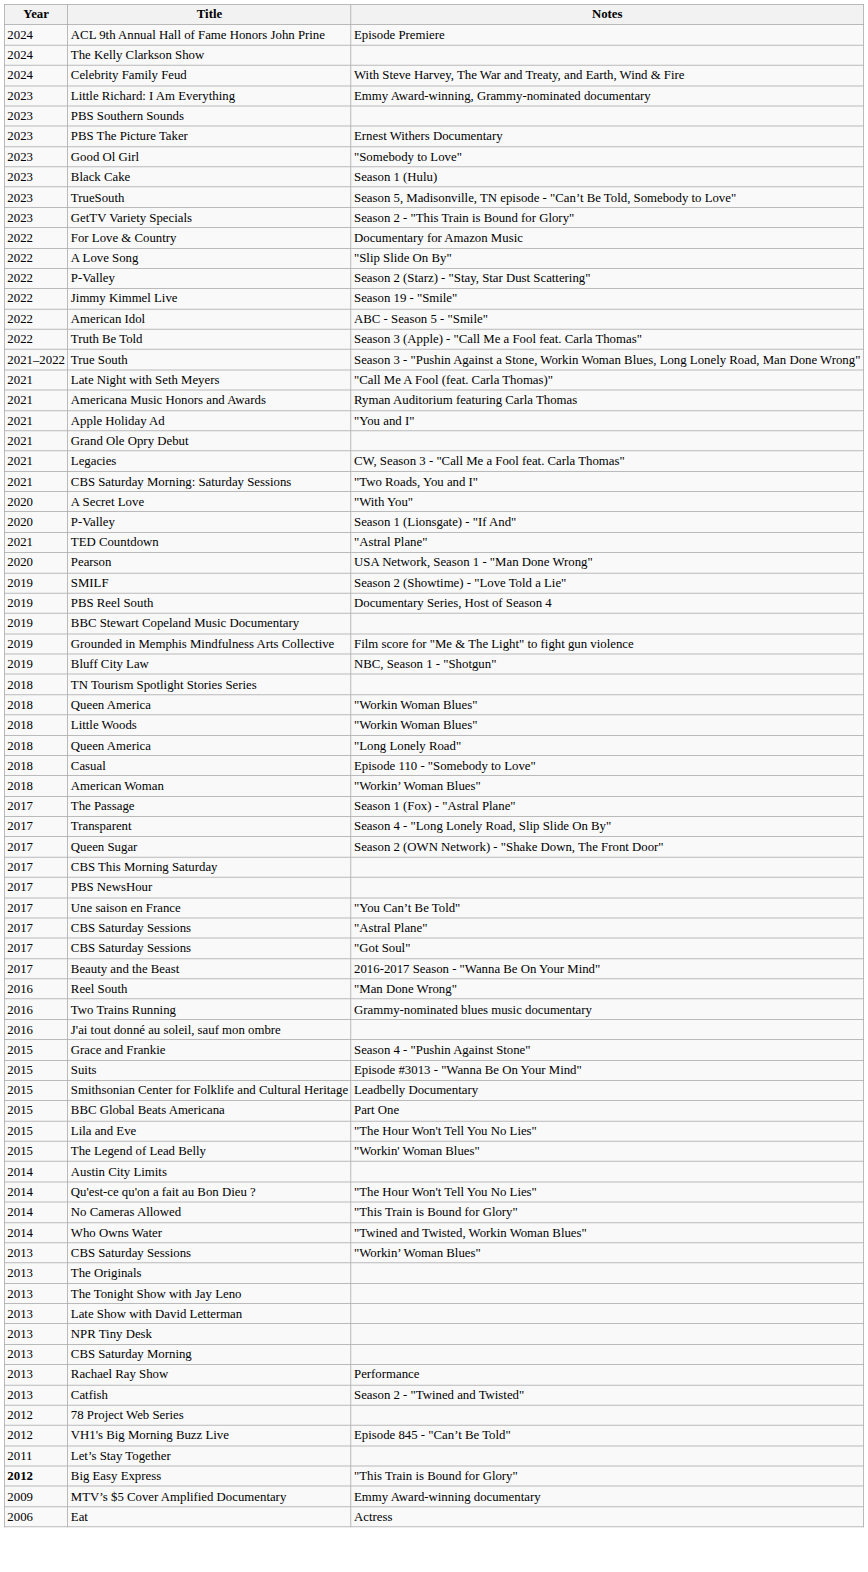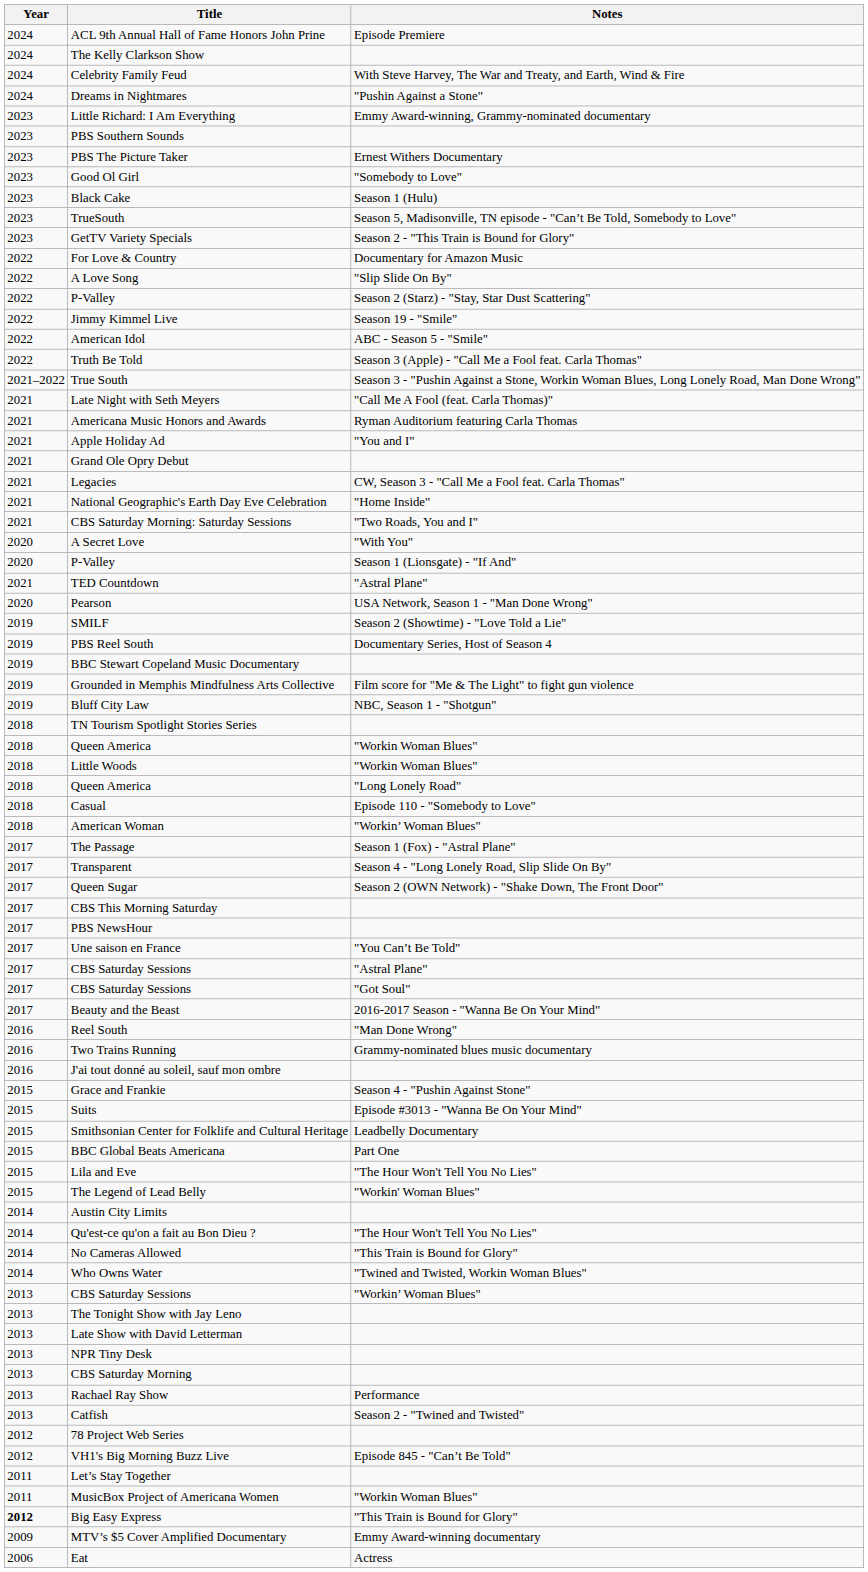+ row: (129, 95)
+ row: (199, 501)
- row: (106, 1273)
+ row: (175, 1496)
